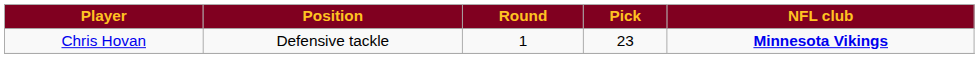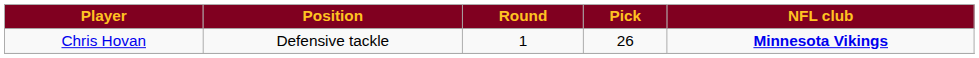(625, 41) 23 -> (625, 41) 26
